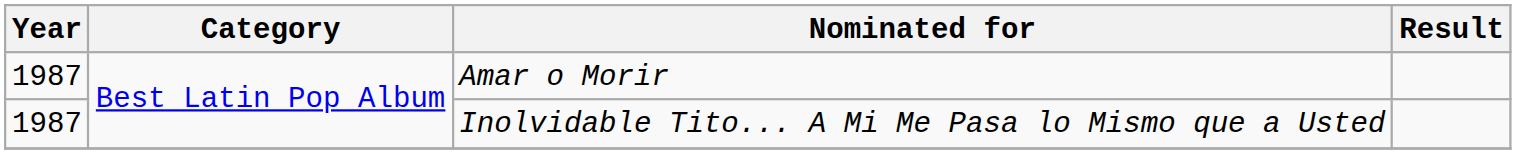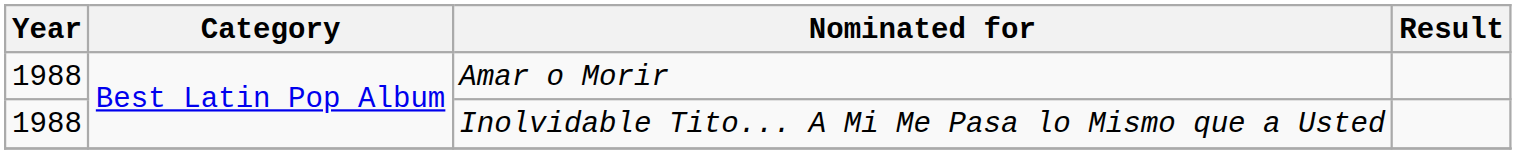(47, 76) 1987 -> (47, 76) 1988
(47, 124) 1987 -> (47, 124) 1988
